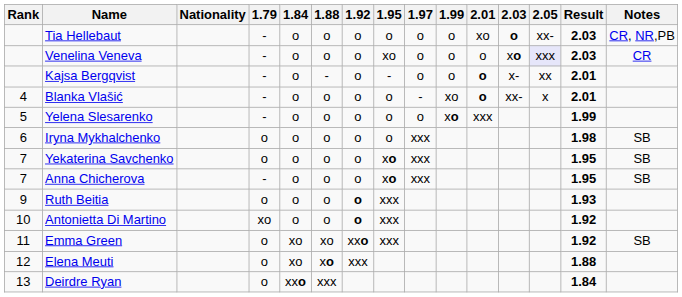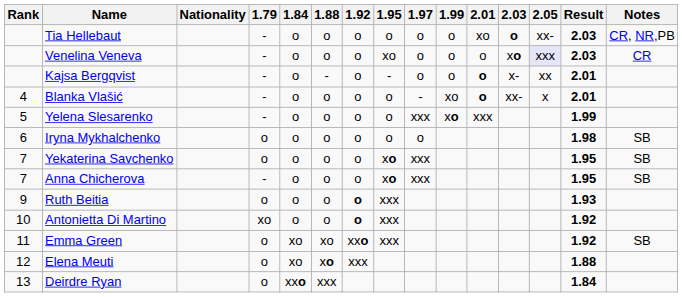(420, 117) o -> (420, 117) xxx
(420, 138) xxx -> (420, 138) o
